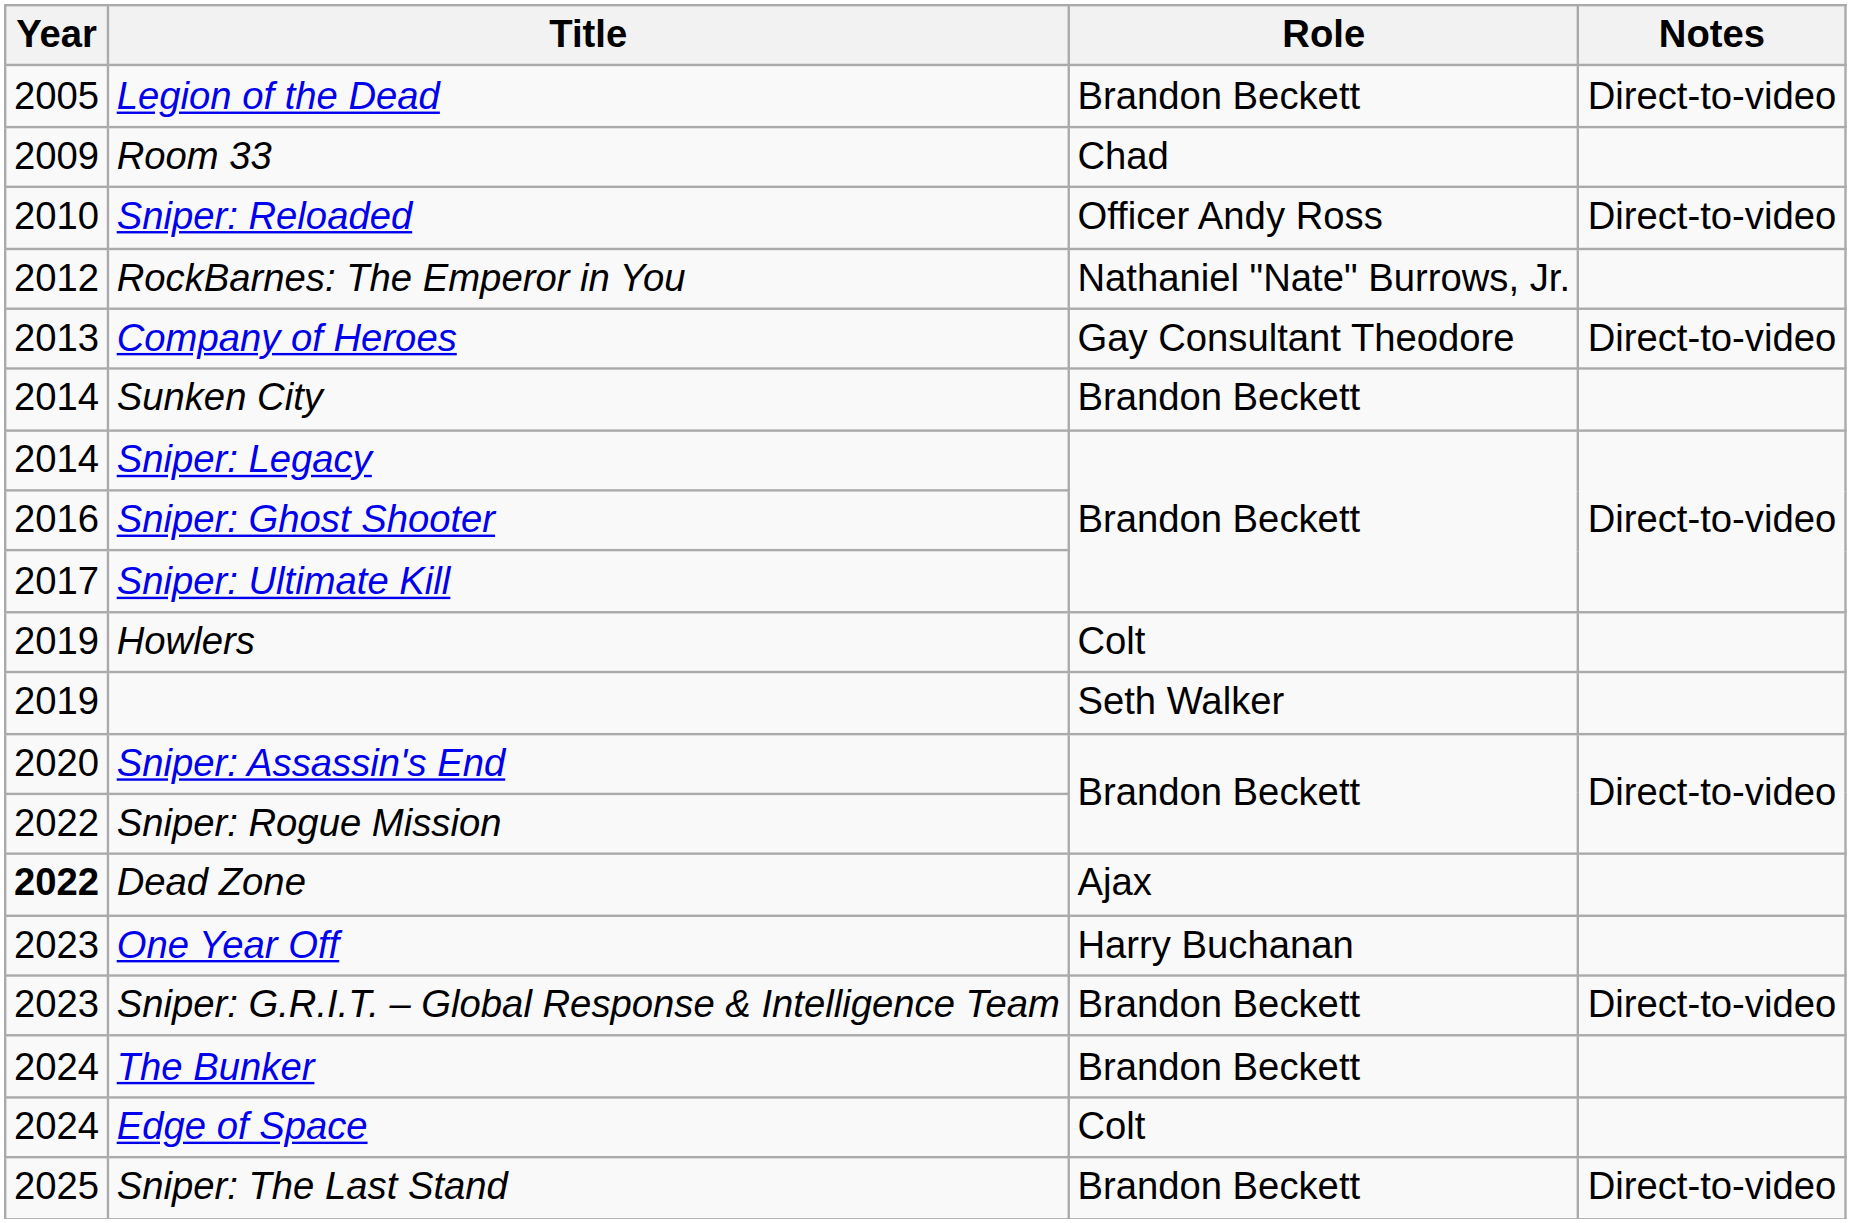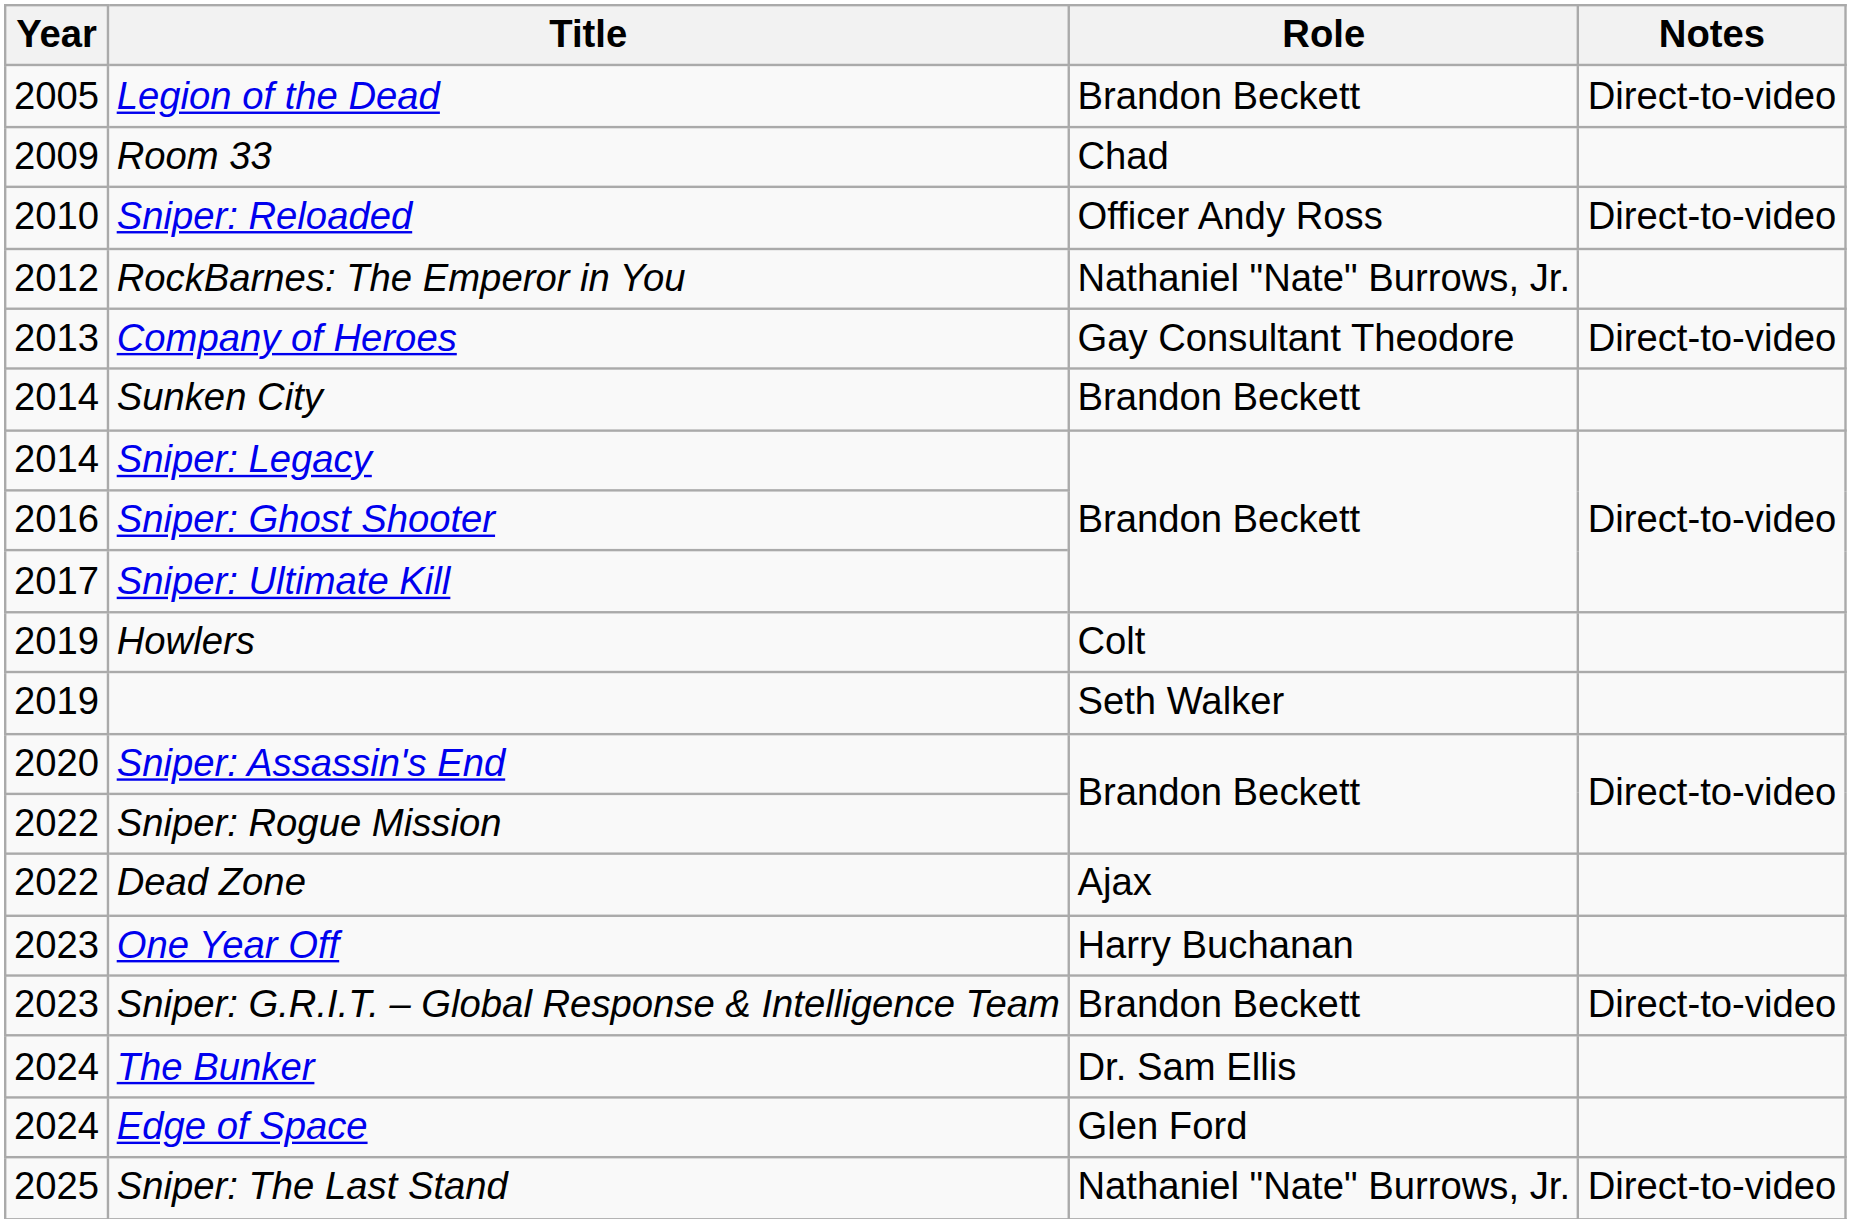(57, 883) bold -> (57, 883) normal
(1219, 1065) Brandon Beckett -> (1187, 1065) Dr. Sam Ellis
(1111, 1126) Colt -> (1162, 1126) Glen Ford
(1219, 1187) Brandon Beckett -> (1324, 1187) Nathaniel "Nate" Burrows, Jr.
